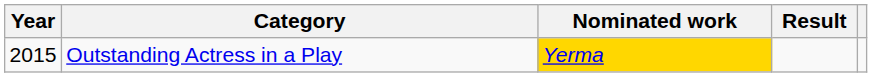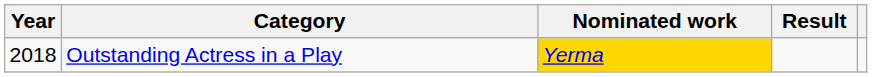(33, 54) 2015 -> (33, 54) 2018
